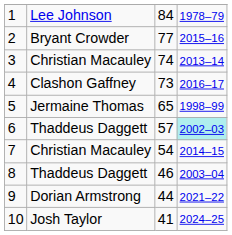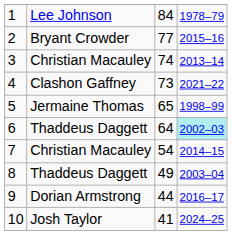(202, 83) 2016–17 -> (202, 83) 2021–22
(166, 128) 57 -> (166, 128) 64
(166, 173) 46 -> (166, 173) 49
(202, 196) 2021–22 -> (202, 196) 2016–17
